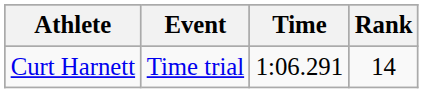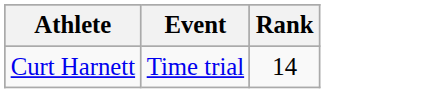- column: (299, 25)
